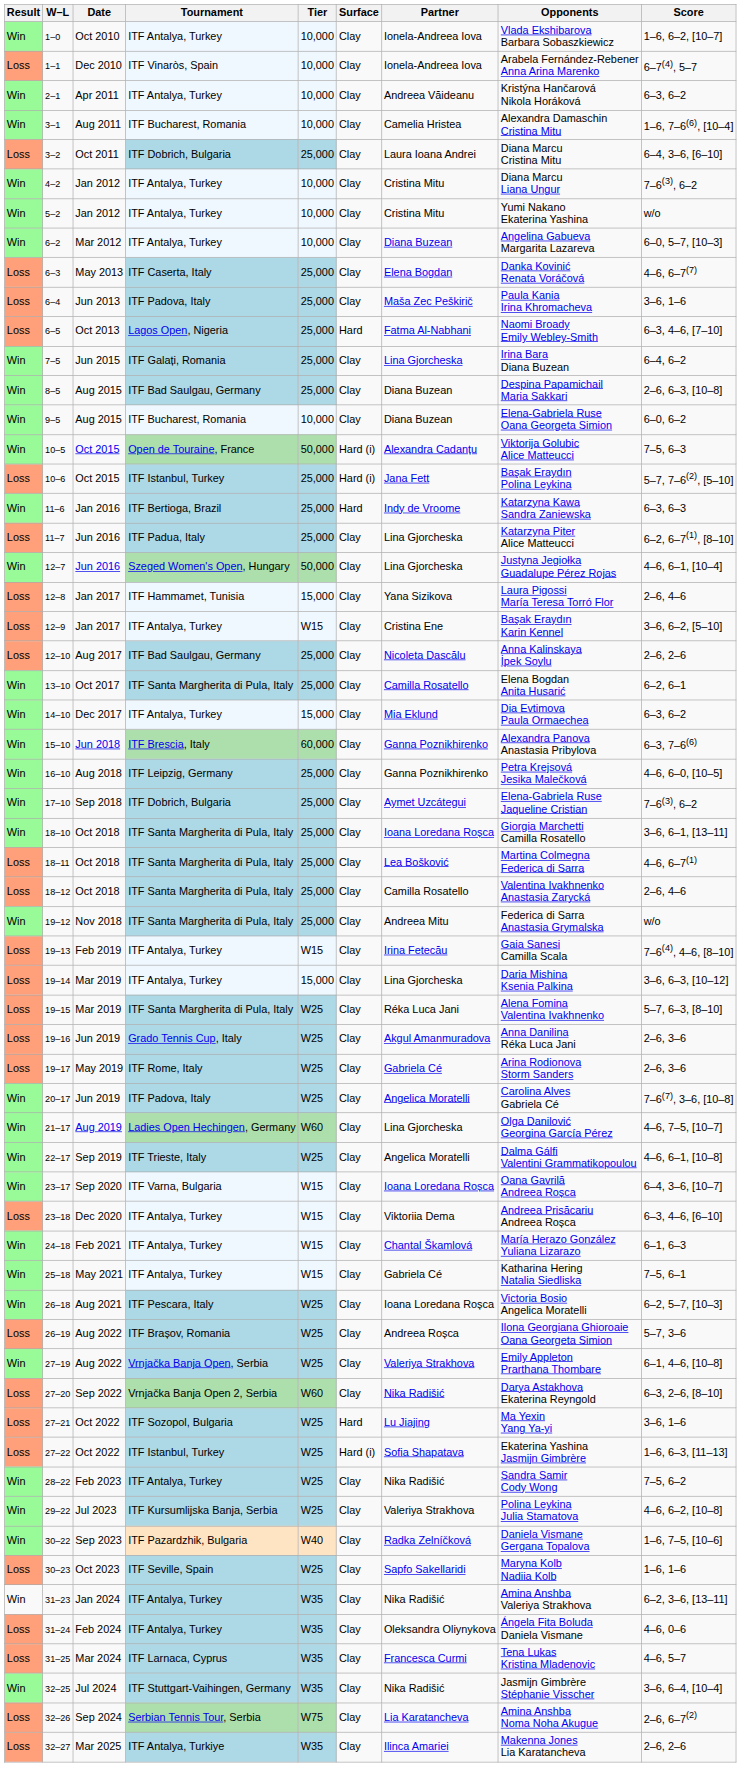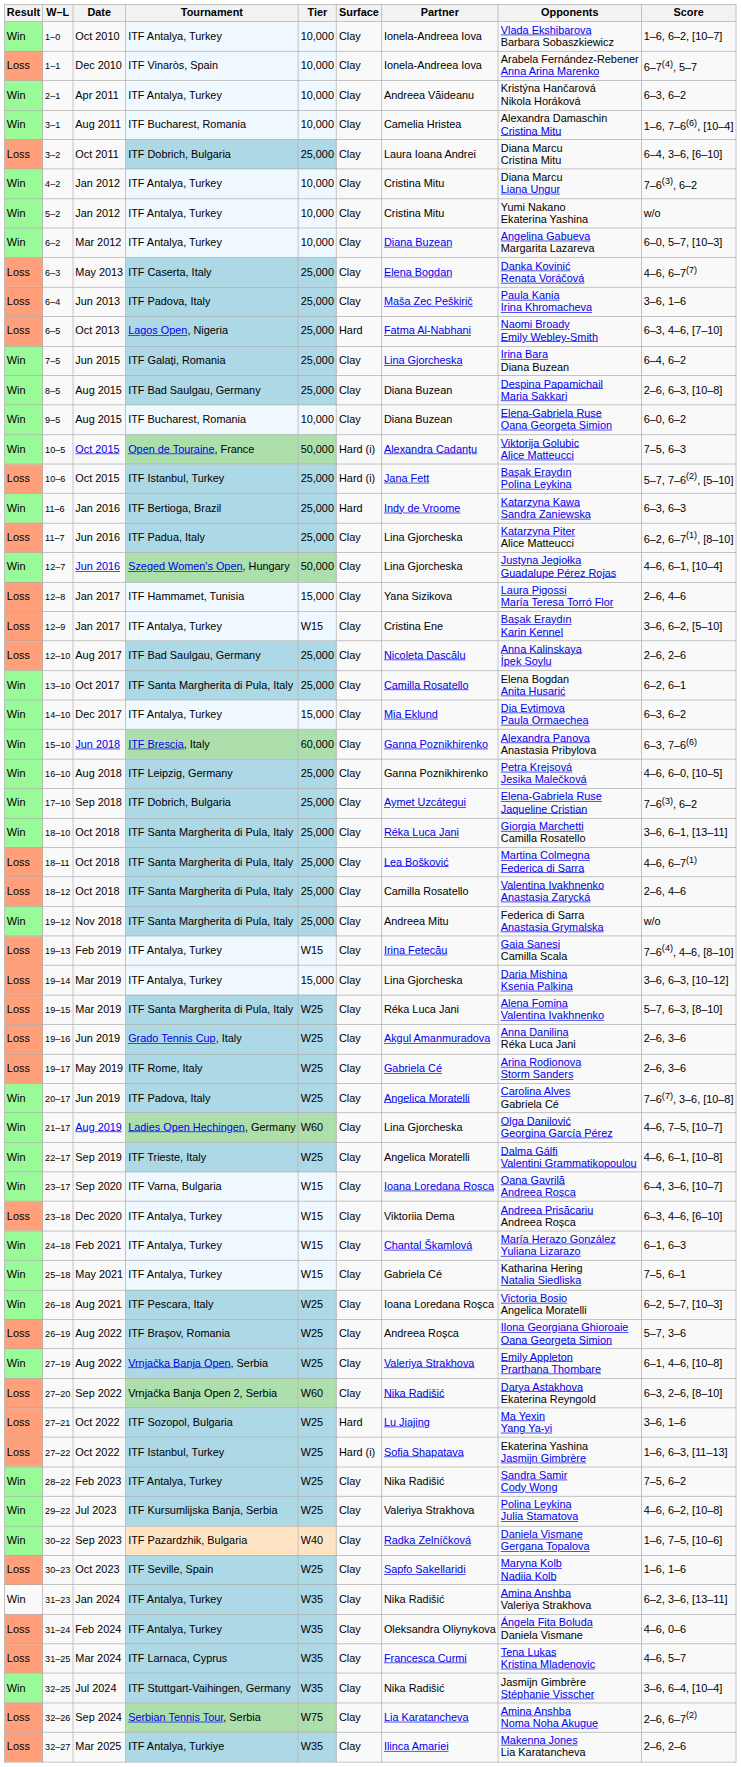(439, 832) Ioana Loredana Roșca -> (421, 832) Réka Luca Jani
